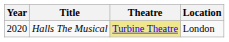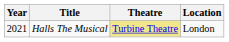(17, 28) 2020 -> (17, 28) 2021
